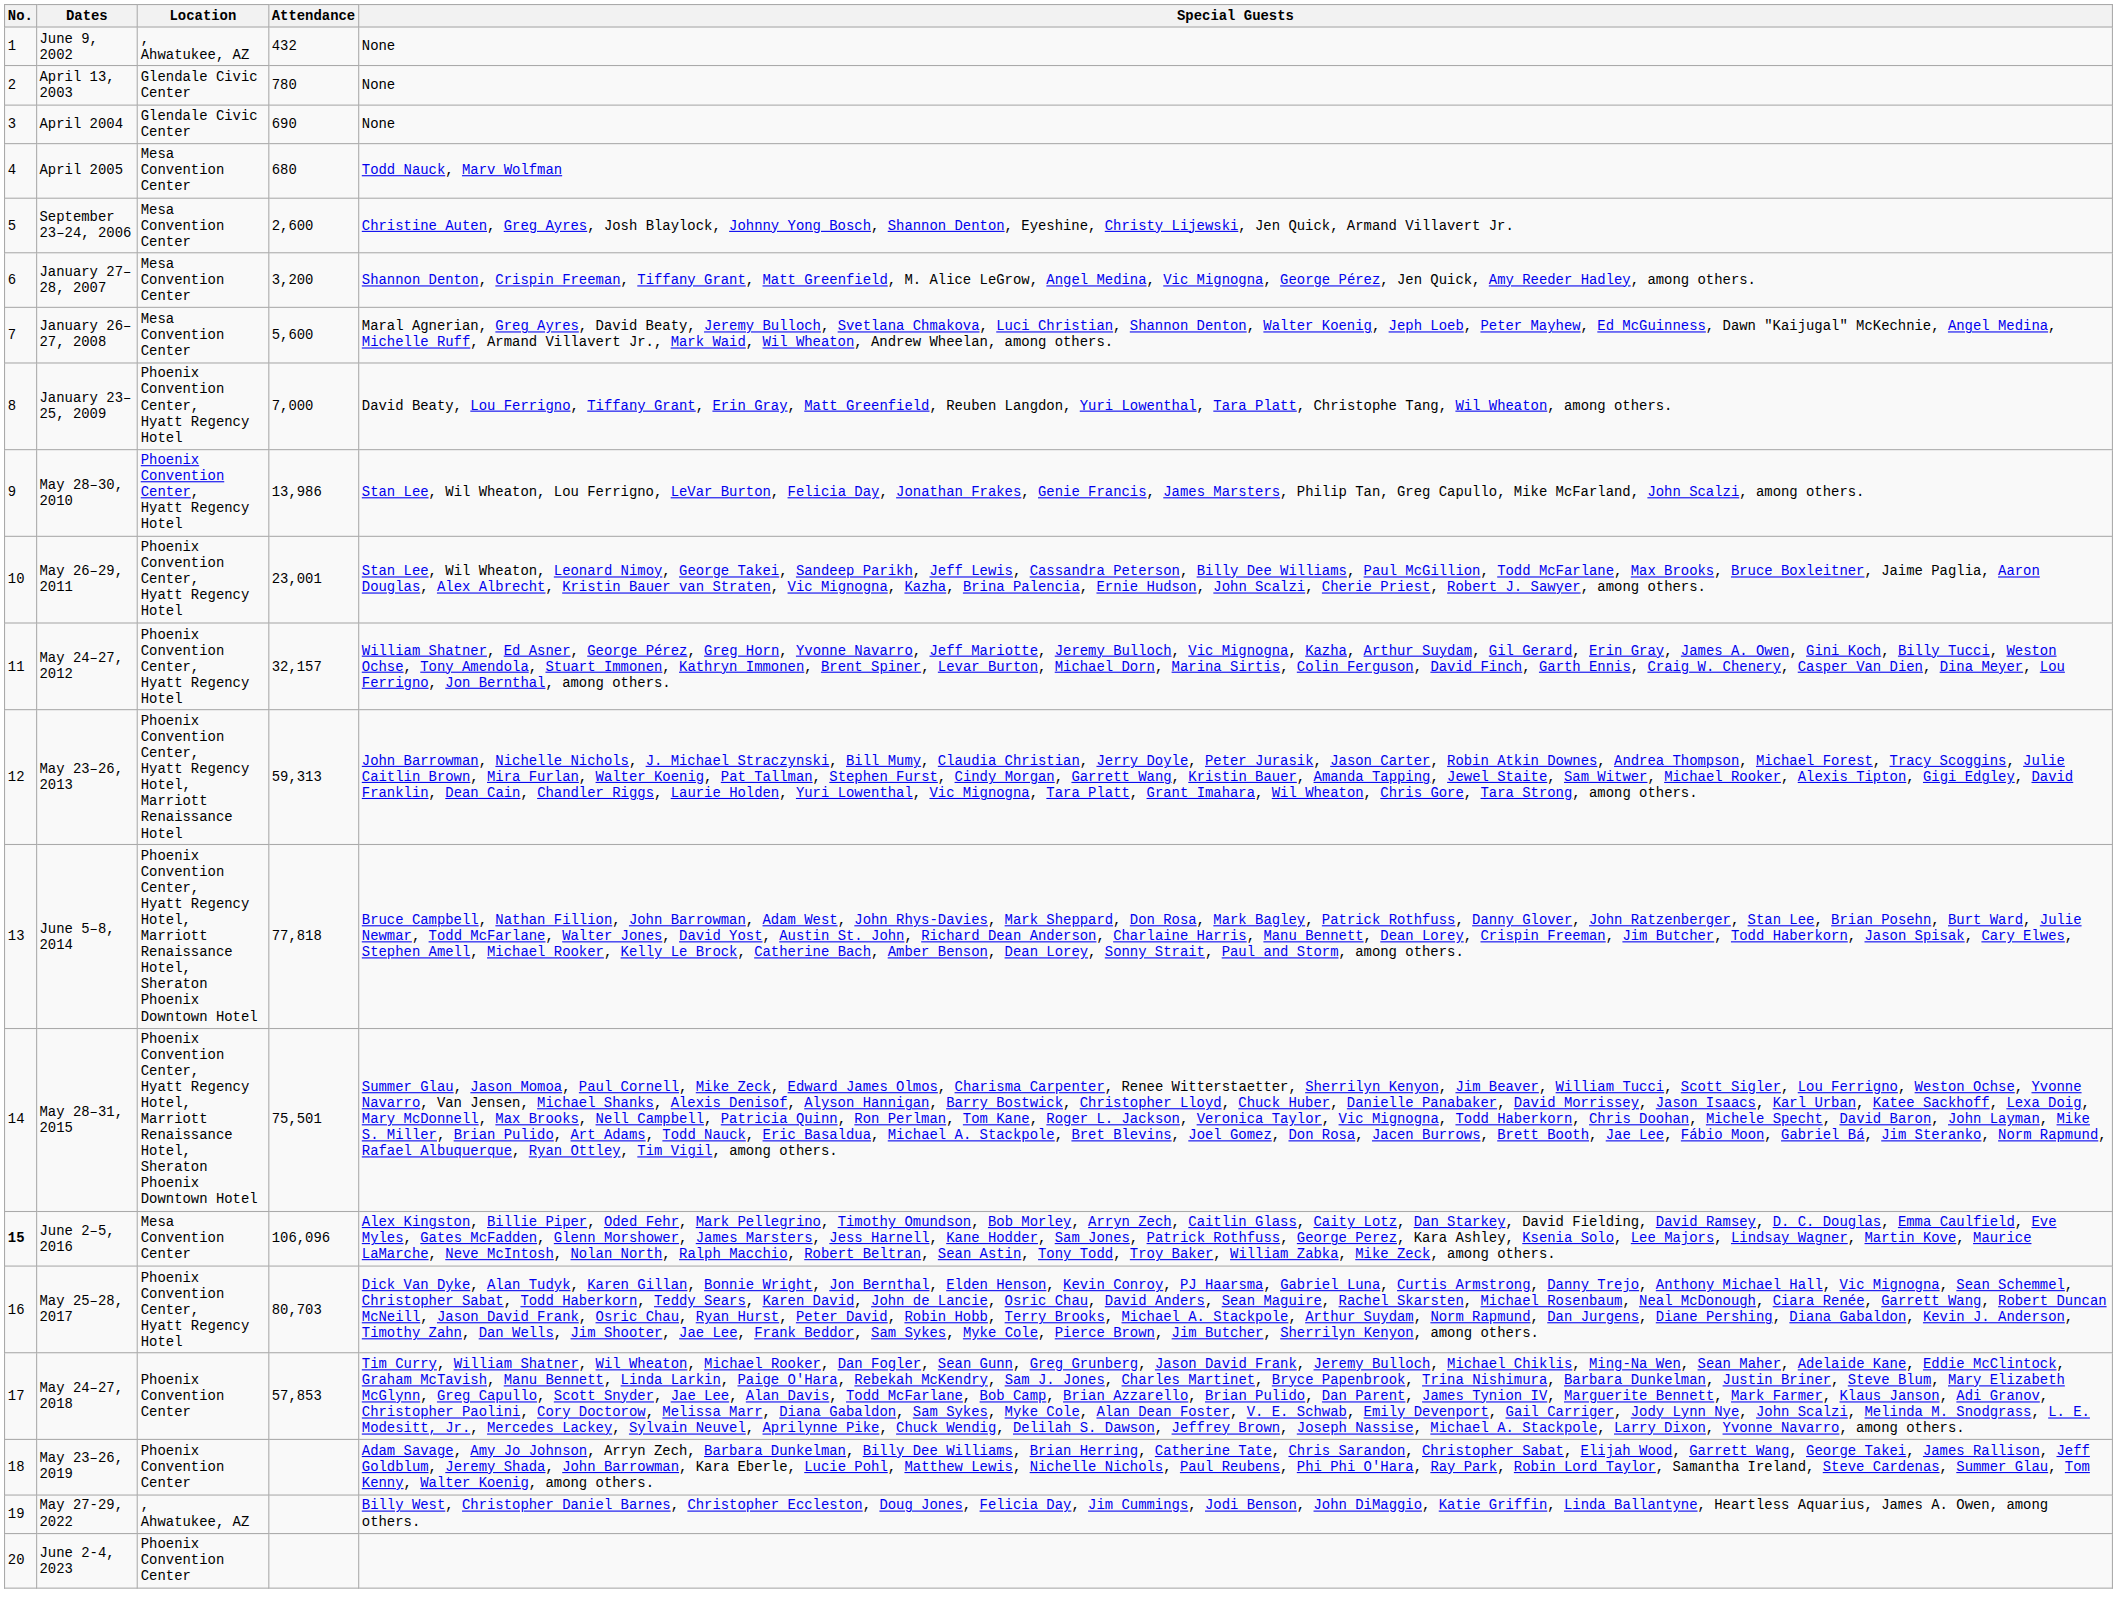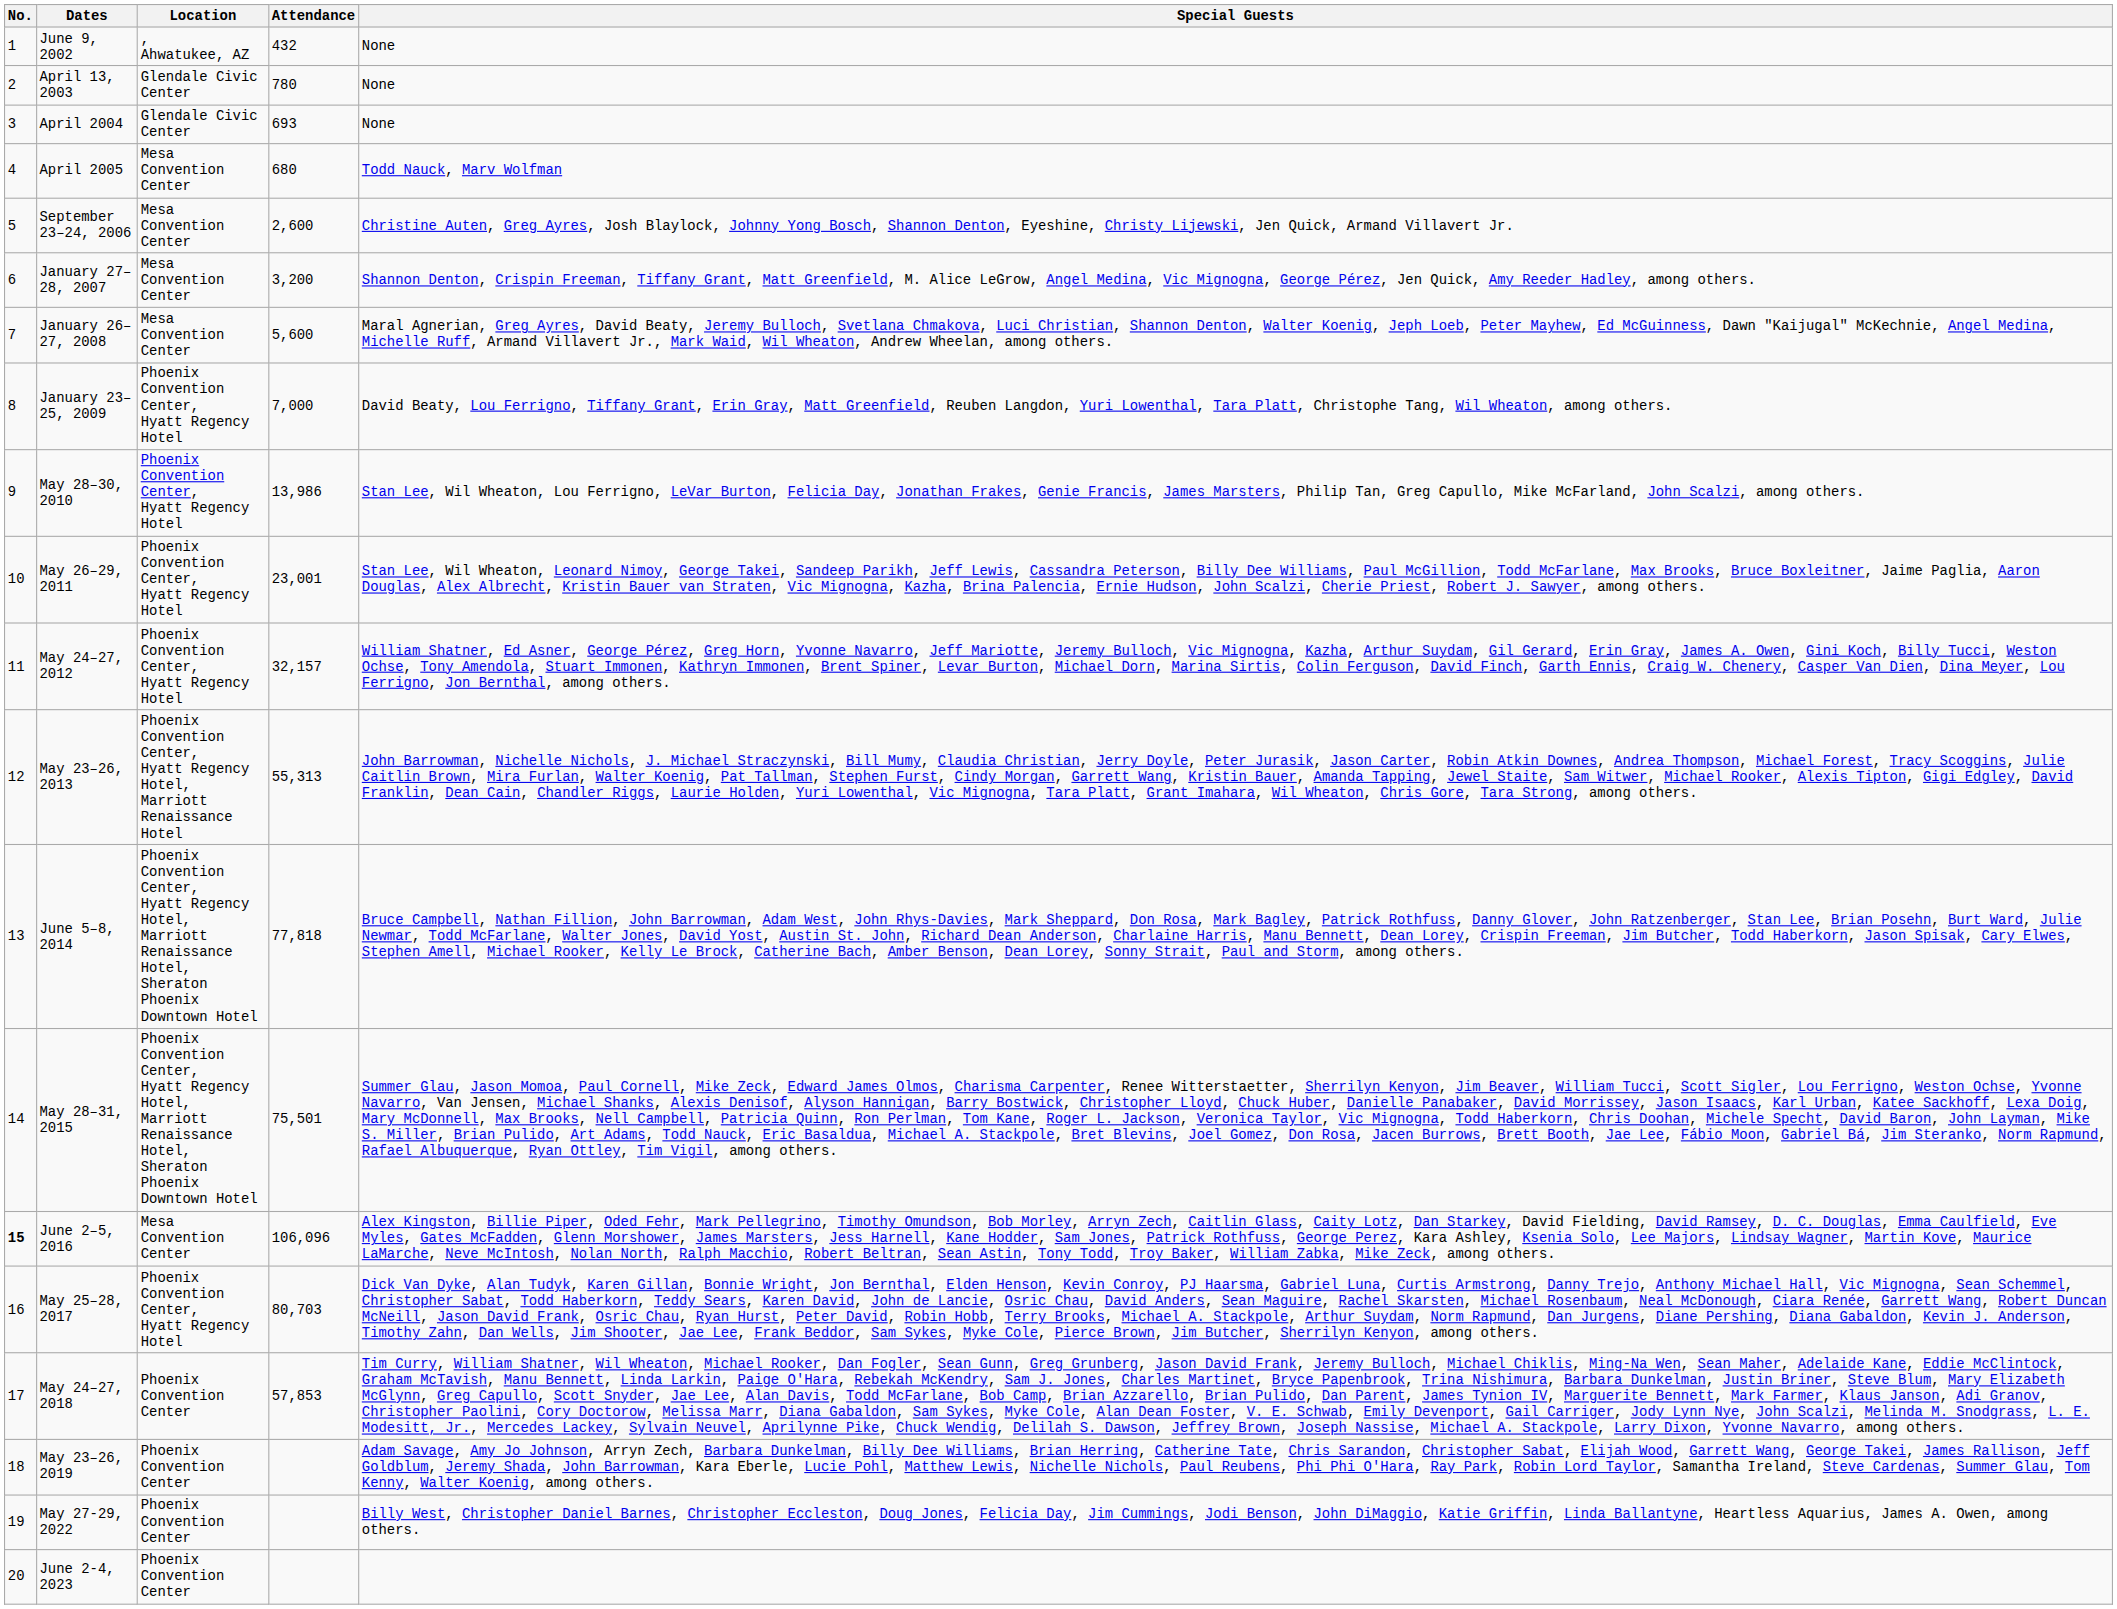(284, 124) 690 -> (284, 124) 693
(297, 777) 59,313 -> (297, 777) 55,313
(195, 1514) , Ahwatukee, AZ -> (182, 1522) Phoenix Convention Center
